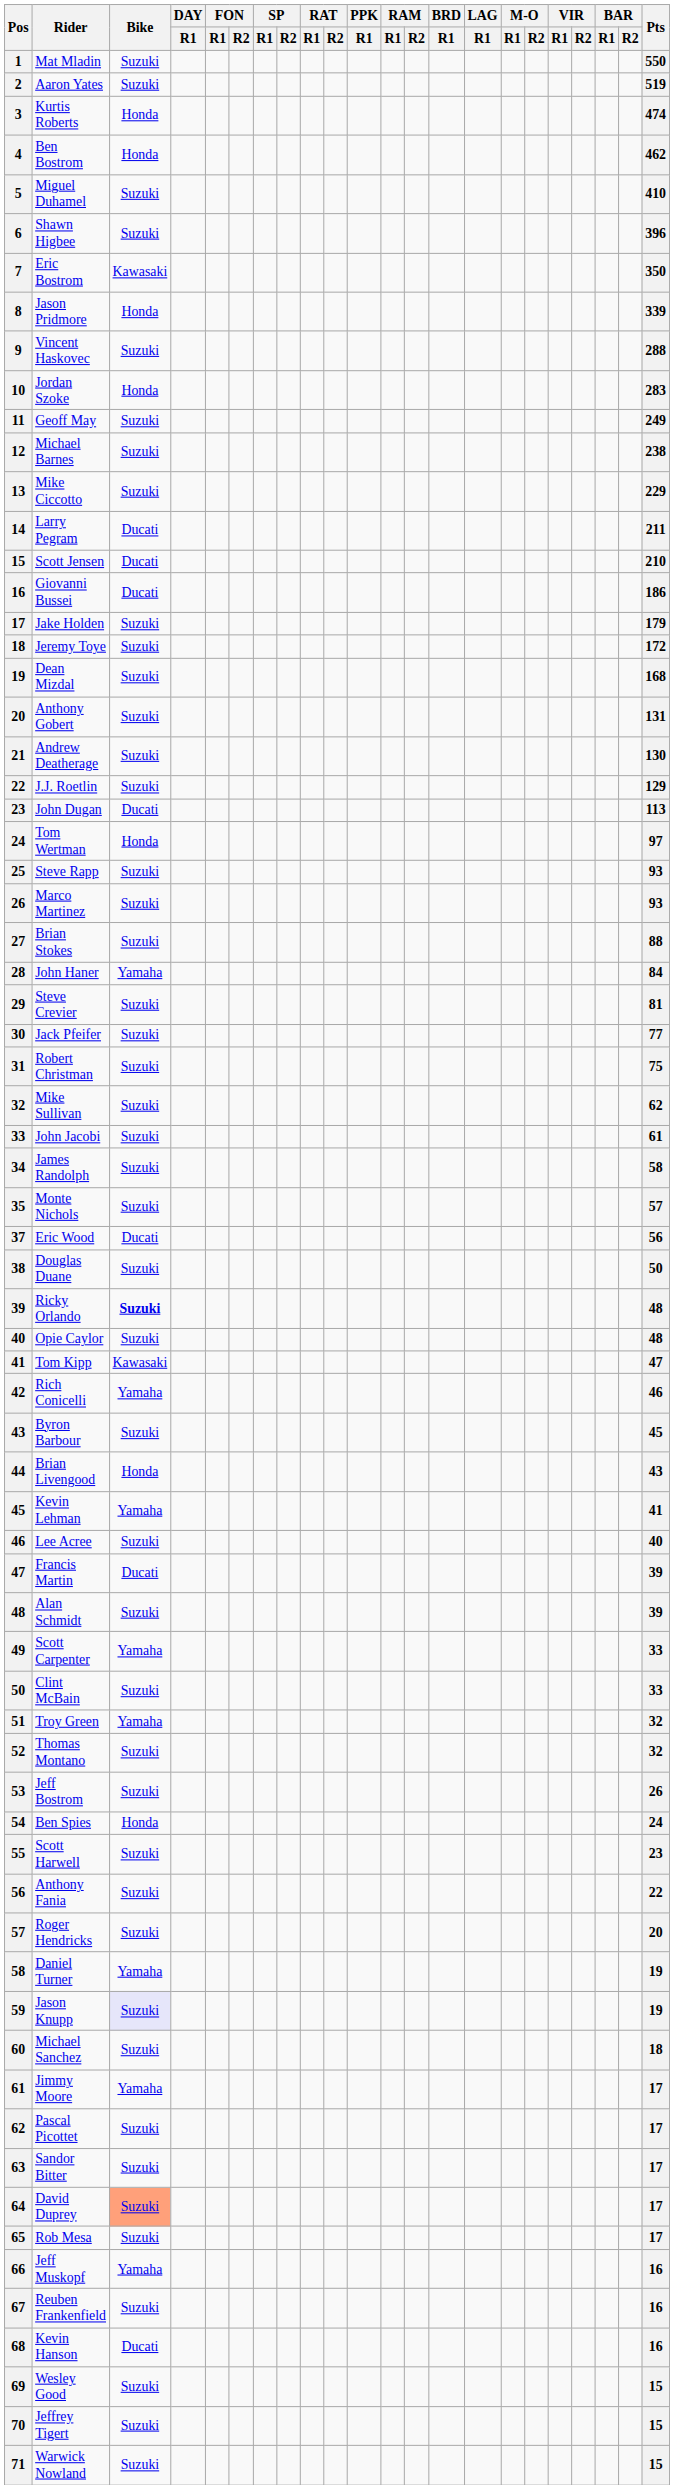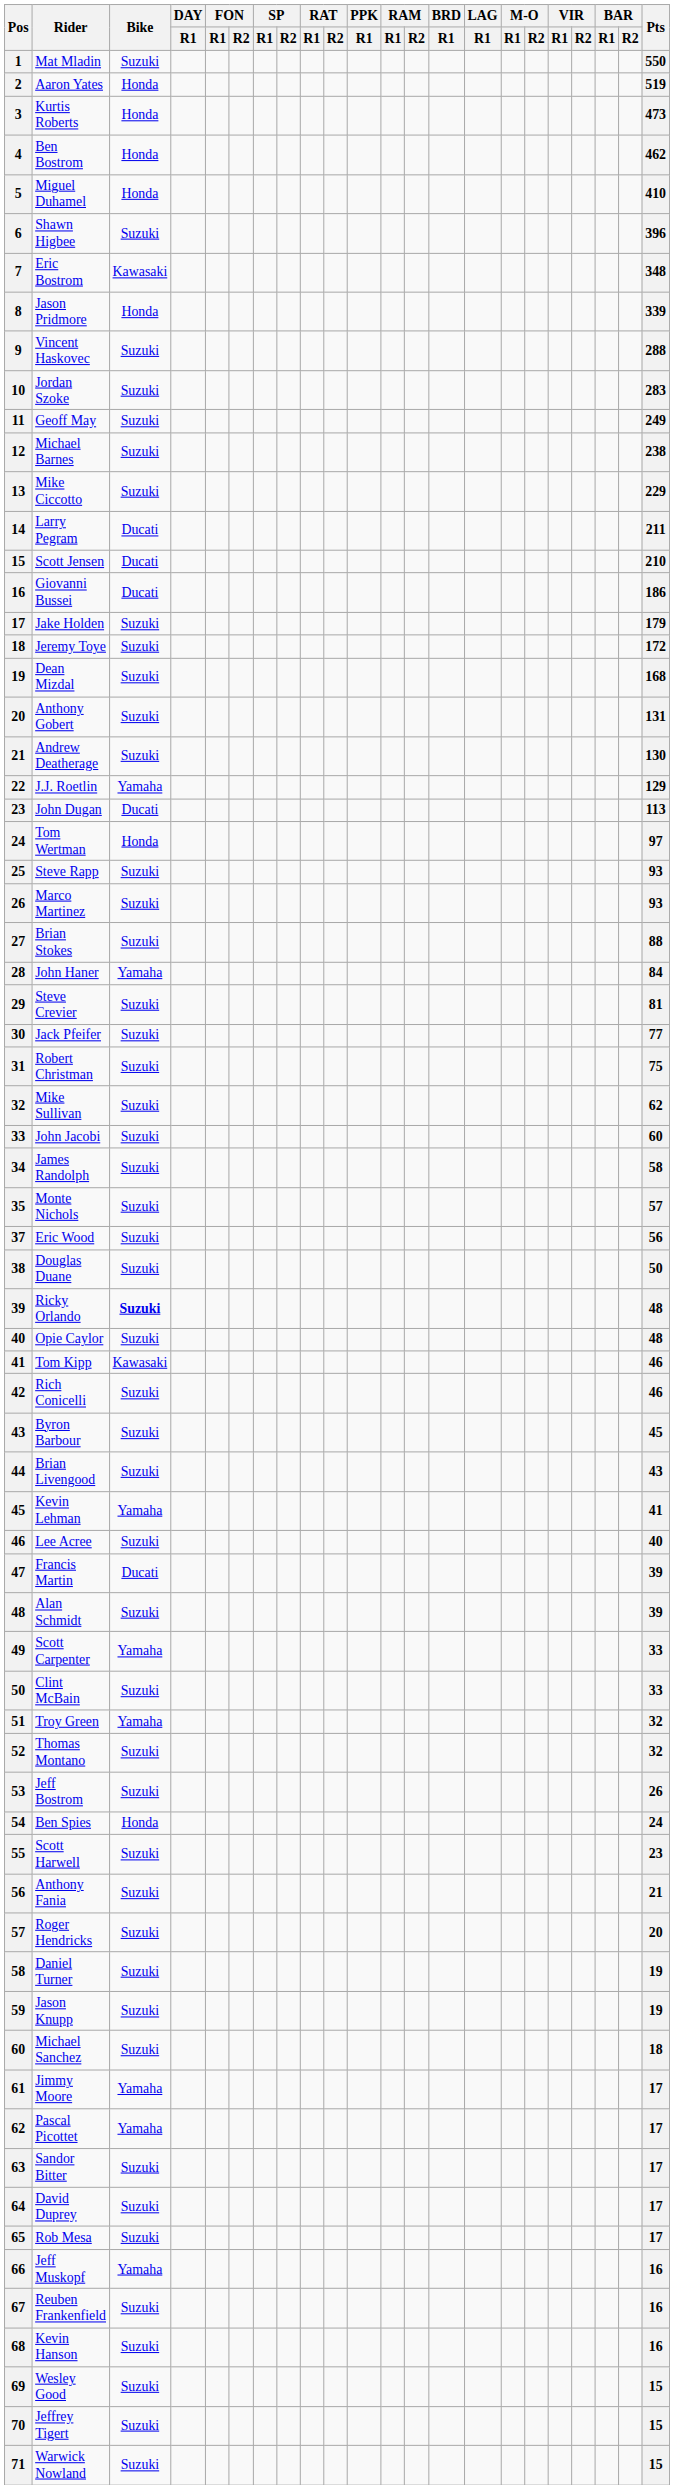(140, 84) Suzuki -> (140, 84) Honda
(656, 115) 474 -> (656, 115) 473
(140, 193) Suzuki -> (140, 193) Honda
(656, 272) 350 -> (656, 272) 348
(140, 389) Honda -> (140, 389) Suzuki
(140, 786) Suzuki -> (140, 786) Yamaha
(656, 1136) 61 -> (656, 1136) 60
(140, 1237) Ducati -> (140, 1237) Suzuki
(656, 1361) 47 -> (656, 1361) 46
(140, 1392) Yamaha -> (140, 1392) Suzuki
(140, 1471) Honda -> (140, 1471) Suzuki
(656, 1892) 22 -> (656, 1892) 21
(140, 1971) Yamaha -> (140, 1971) Suzuki
(140, 2010) lavender background -> (140, 2010) no background
(140, 2128) Suzuki -> (140, 2128) Yamaha
(140, 2206) lightsalmon background -> (140, 2206) no background
(140, 2347) Ducati -> (140, 2347) Suzuki
